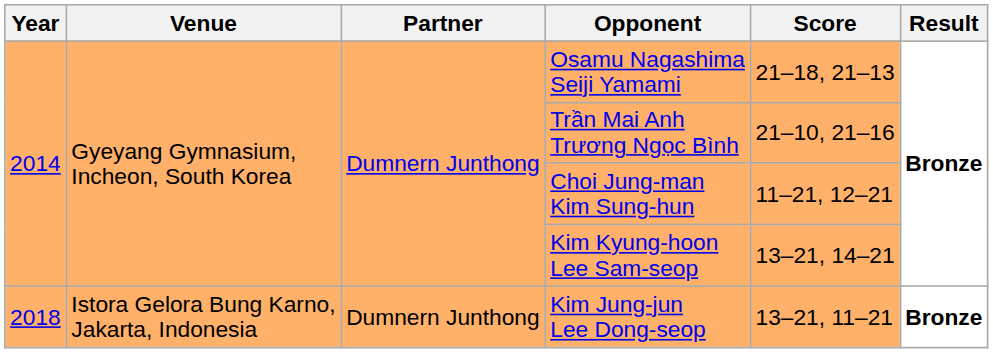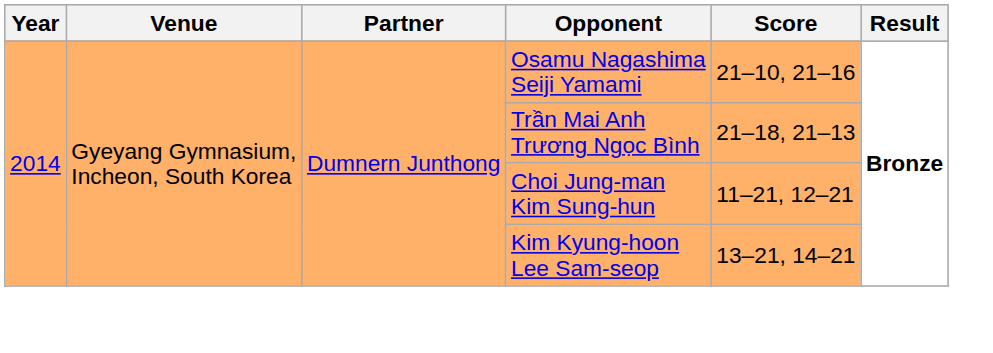(825, 72) 21–18, 21–13 -> (786, 72) 21–10, 21–16
(825, 133) 21–10, 21–16 -> (786, 133) 21–18, 21–13
- row: (628, 317)
